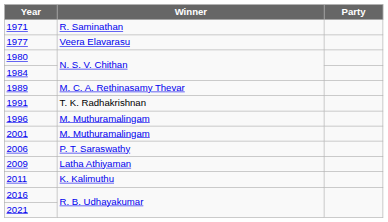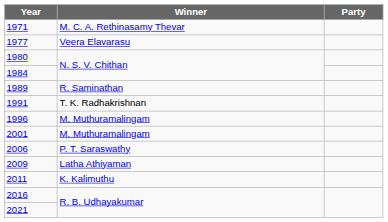(91, 27) R. Saminathan -> (122, 27) M. C. A. Rethinasamy Thevar
(122, 88) M. C. A. Rethinasamy Thevar -> (91, 88) R. Saminathan
